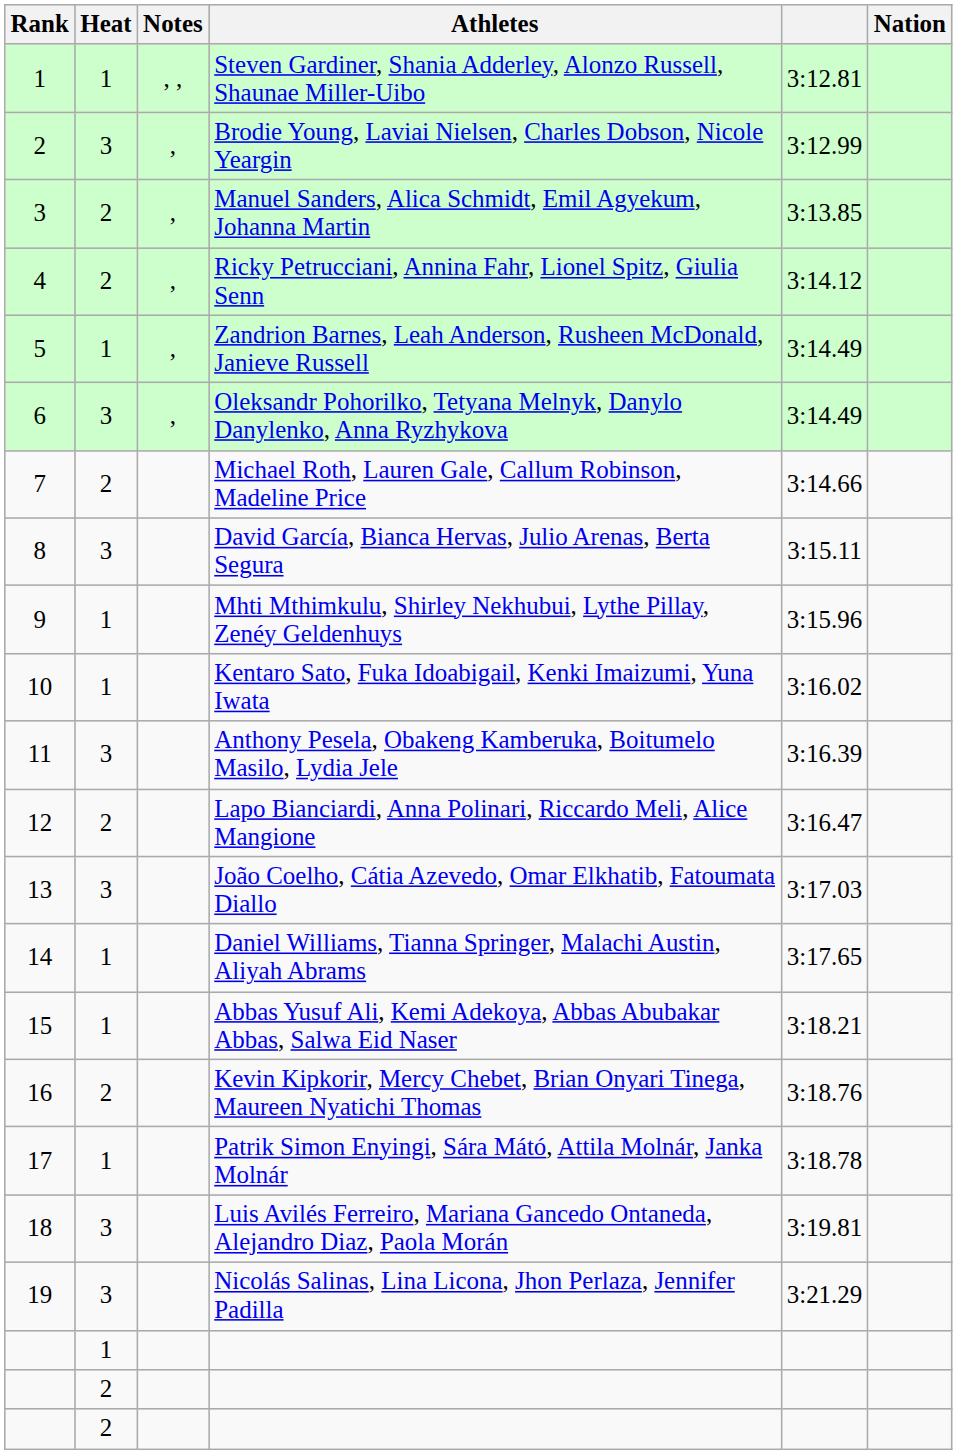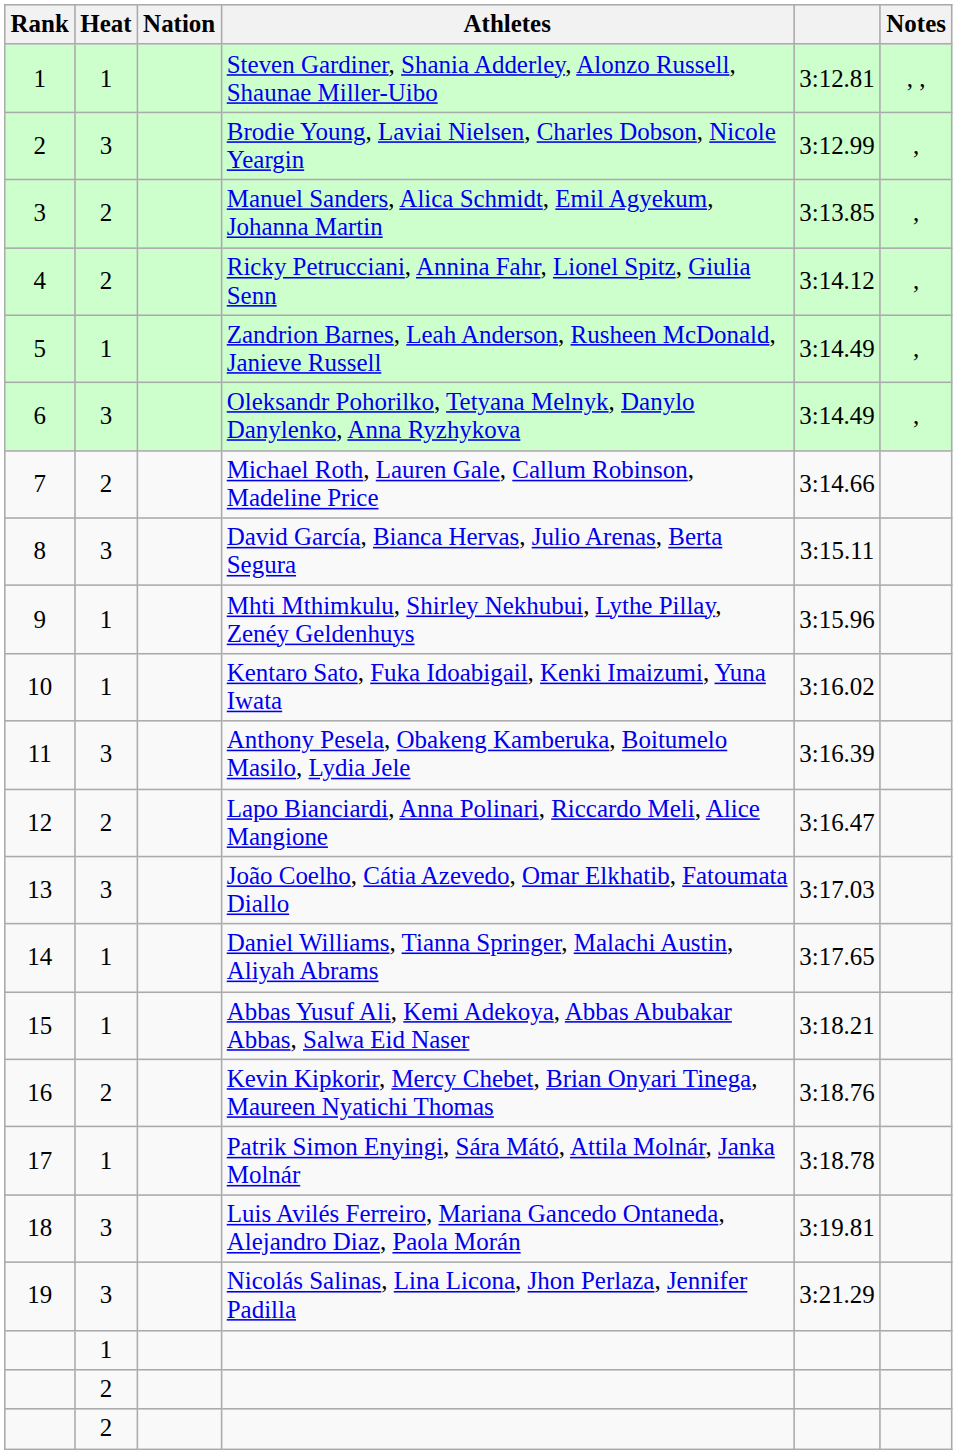columns swapped: (910, 24) <-> (173, 24)
